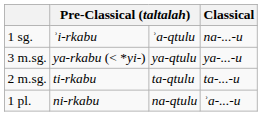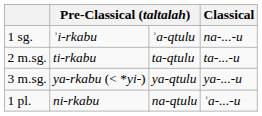rows swapped: (27, 79) <-> (27, 57)
